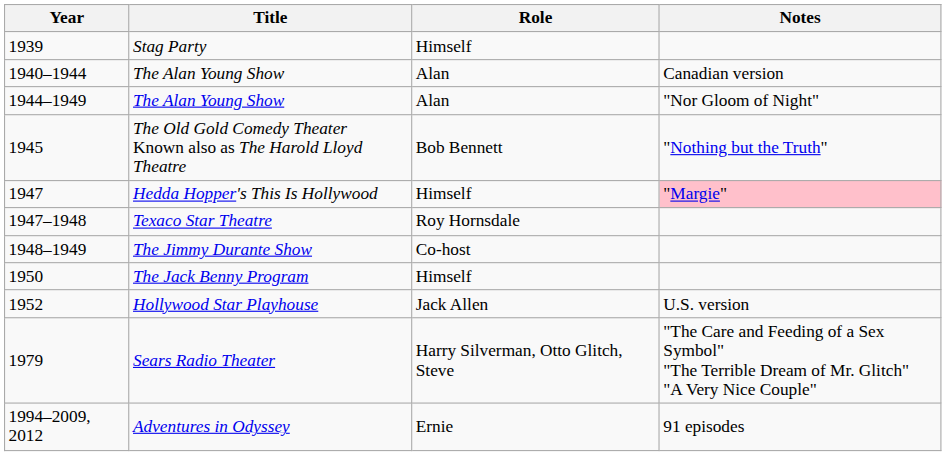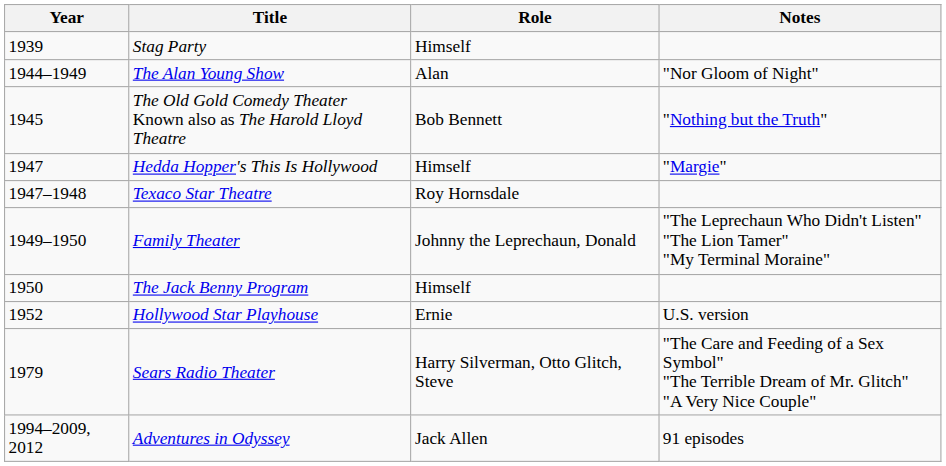- row: (47, 73)
(695, 194) pink background -> (695, 166) no background
- row: (47, 248)
+ row: (47, 240)
(452, 303) Jack Allen -> (434, 315) Ernie
(434, 426) Ernie -> (451, 438) Jack Allen
